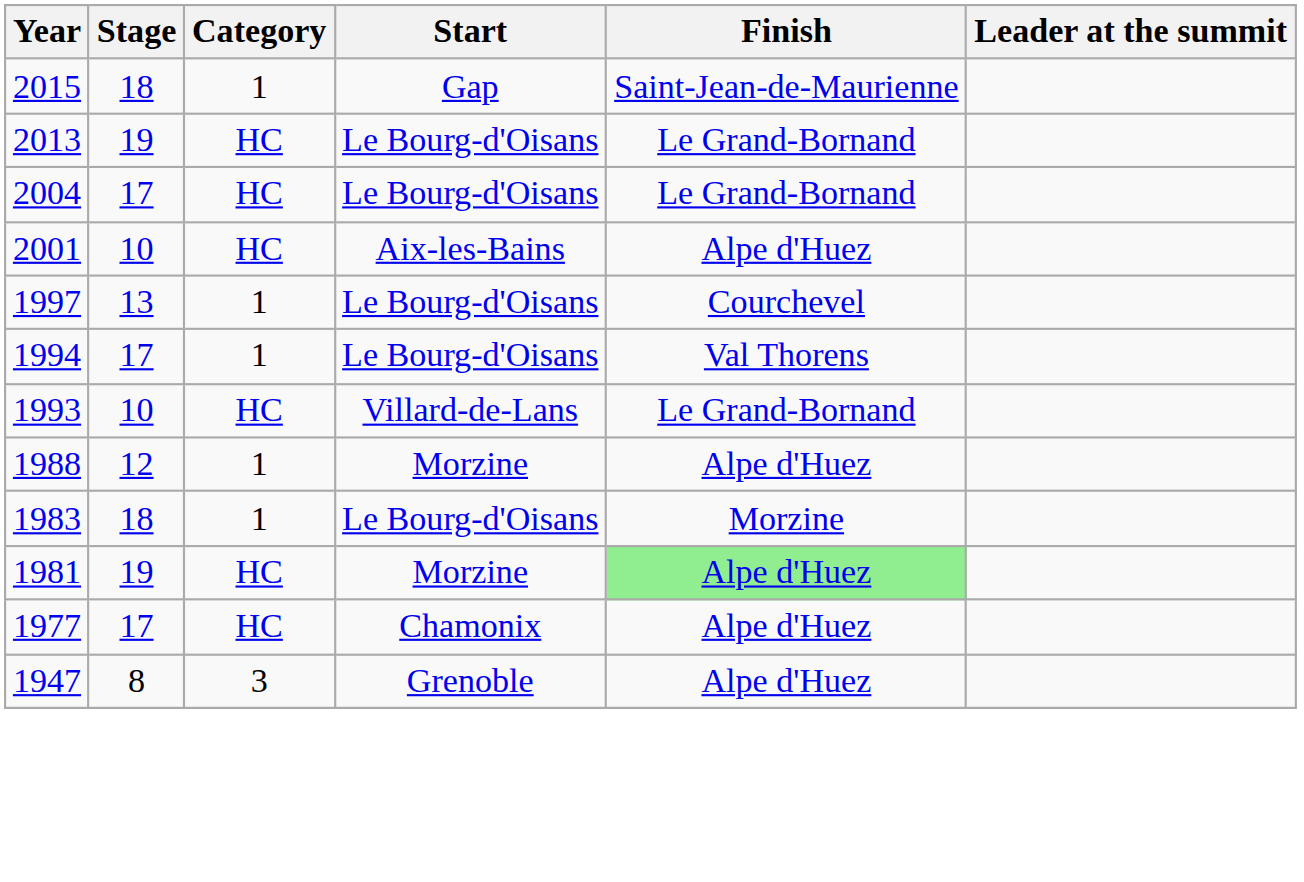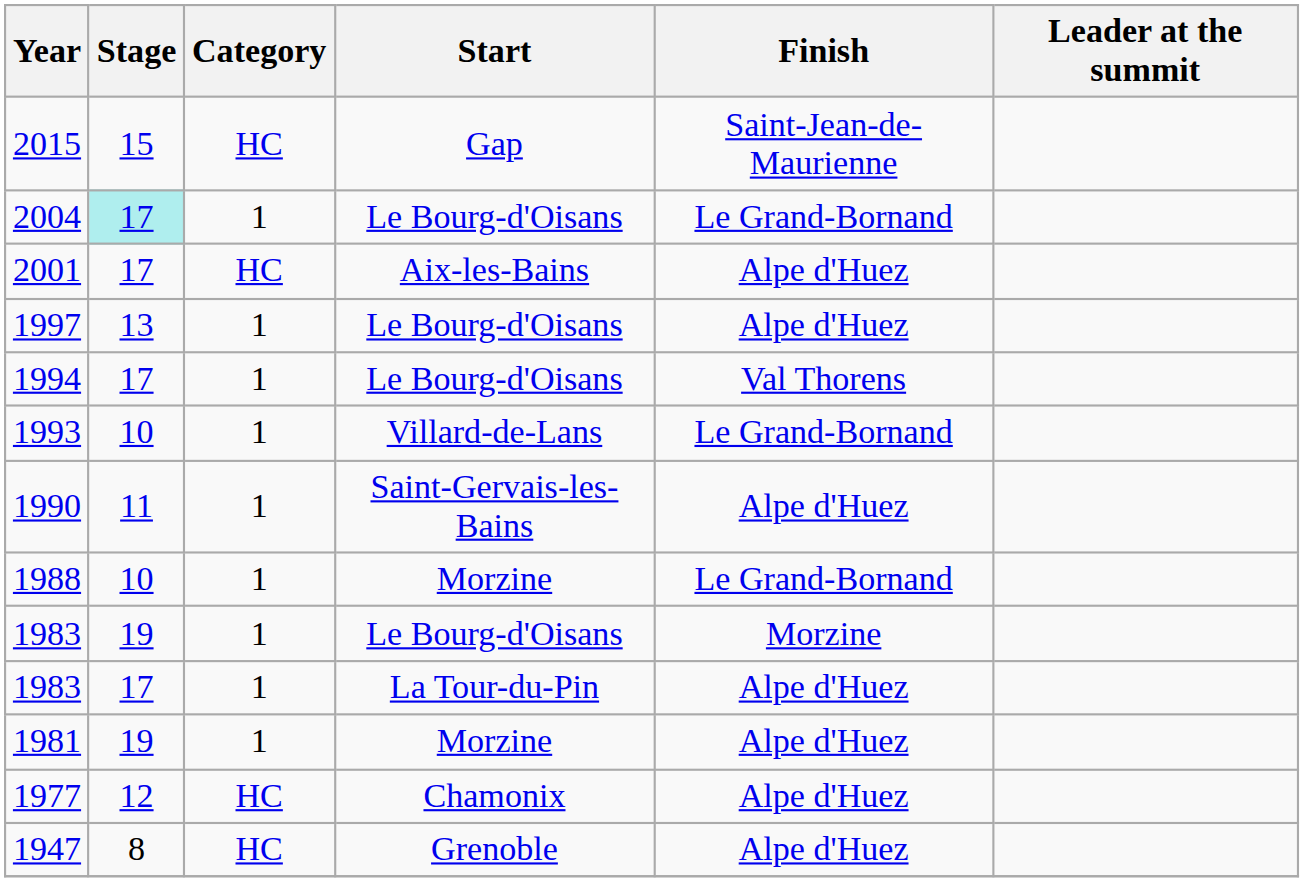(137, 85) 18 -> (137, 143) 15
(259, 85) 1 -> (259, 143) HC
- row: (47, 139)
(137, 193) no background -> (137, 216) paleturquoise background
(259, 193) HC -> (259, 216) 1
(137, 247) 10 -> (137, 270) 17
(786, 301) Courchevel -> (824, 324) Alpe d'Huez
(259, 409) HC -> (259, 432) 1
+ row: (47, 505)
(137, 463) 12 -> (137, 578) 10
(786, 463) Alpe d'Huez -> (824, 578) Le Grand-Bornand
(137, 517) 18 -> (137, 632) 19
+ row: (47, 687)
(259, 572) HC -> (259, 741) 1
(786, 572) lightgreen background -> (824, 741) no background
(137, 626) 17 -> (137, 795) 12
(259, 680) 3 -> (259, 849) HC
